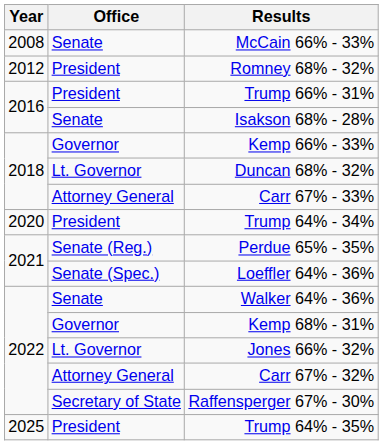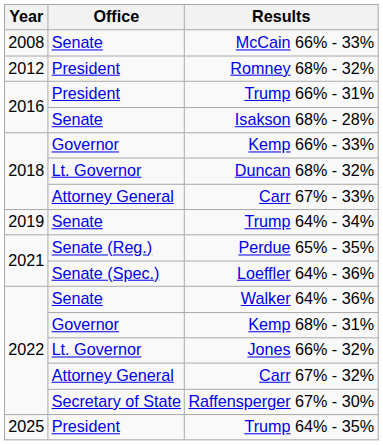(26, 222) 2020 -> (26, 222) 2019
(86, 222) President -> (77, 222) Senate
